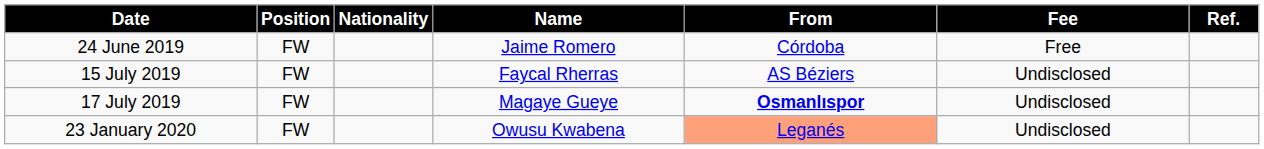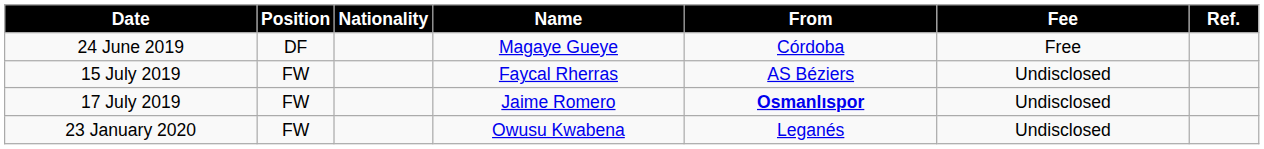(296, 47) FW -> (296, 47) DF
(558, 47) Jaime Romero -> (558, 47) Magaye Gueye
(558, 102) Magaye Gueye -> (558, 102) Jaime Romero
(811, 130) lightsalmon background -> (811, 130) no background
